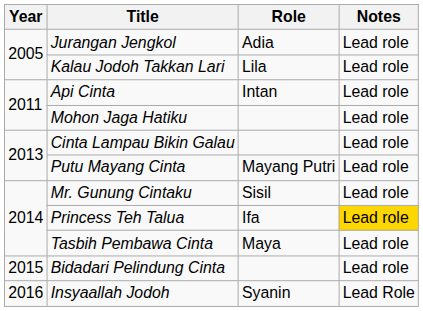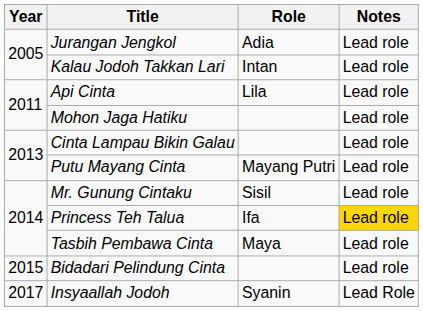(254, 67) Lila -> (260, 67) Intan
(260, 92) Intan -> (254, 92) Lila
(26, 293) 2016 -> (26, 293) 2017
